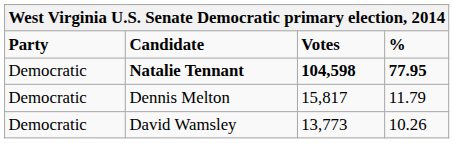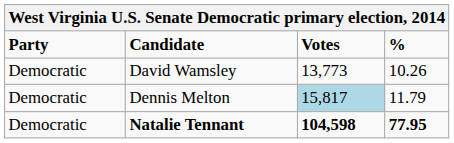rows swapped: (187, 71) <-> (183, 124)
(324, 97) no background -> (324, 97) lightblue background
